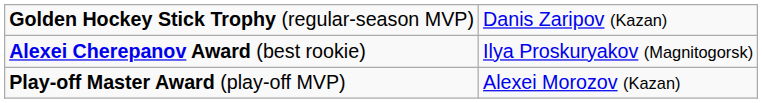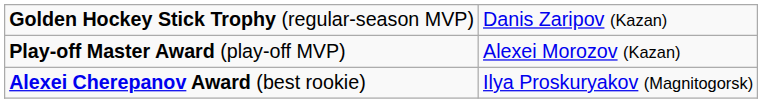rows swapped: (177, 82) <-> (187, 51)
